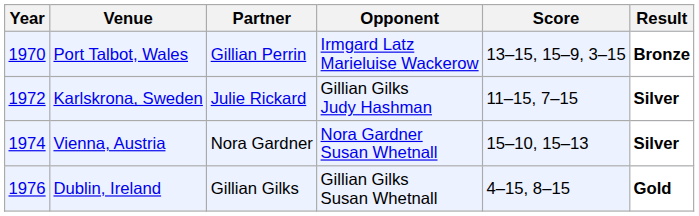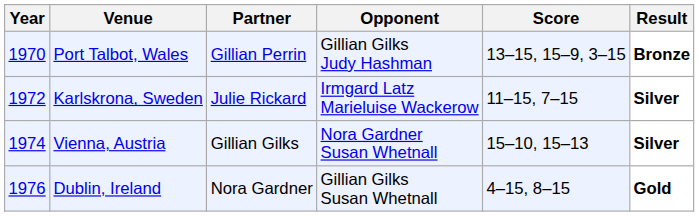(400, 54) Irmgard Latz Marieluise Wackerow -> (376, 54) Gillian Gilks Judy Hashman
(376, 99) Gillian Gilks Judy Hashman -> (400, 99) Irmgard Latz Marieluise Wackerow
(262, 144) Nora Gardner -> (255, 144) Gillian Gilks
(255, 189) Gillian Gilks -> (262, 189) Nora Gardner
